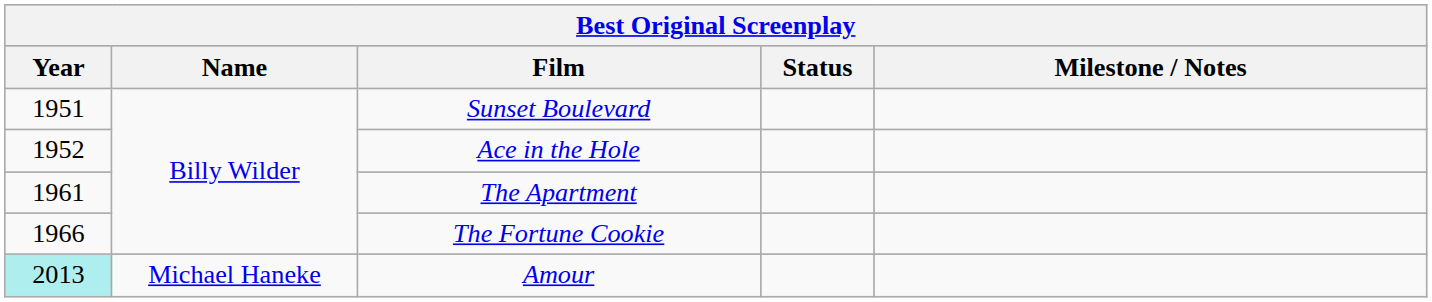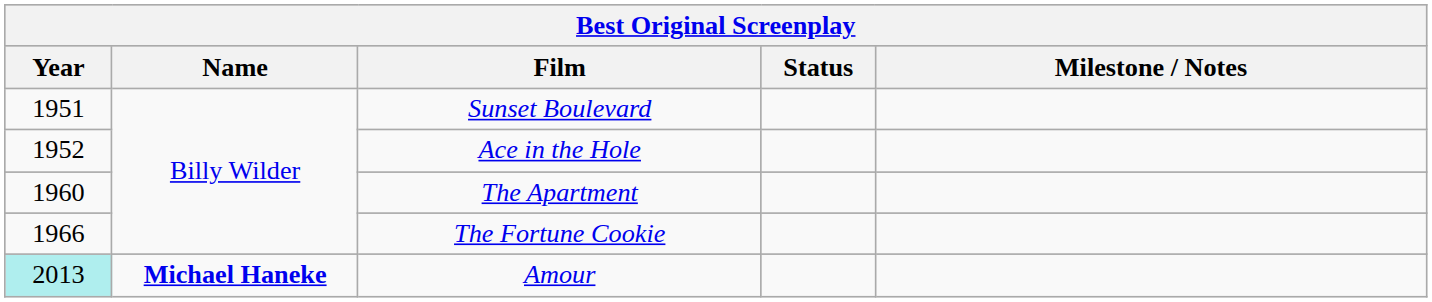(58, 191) 1961 -> (58, 191) 1960
(234, 274) normal -> (235, 274) bold
